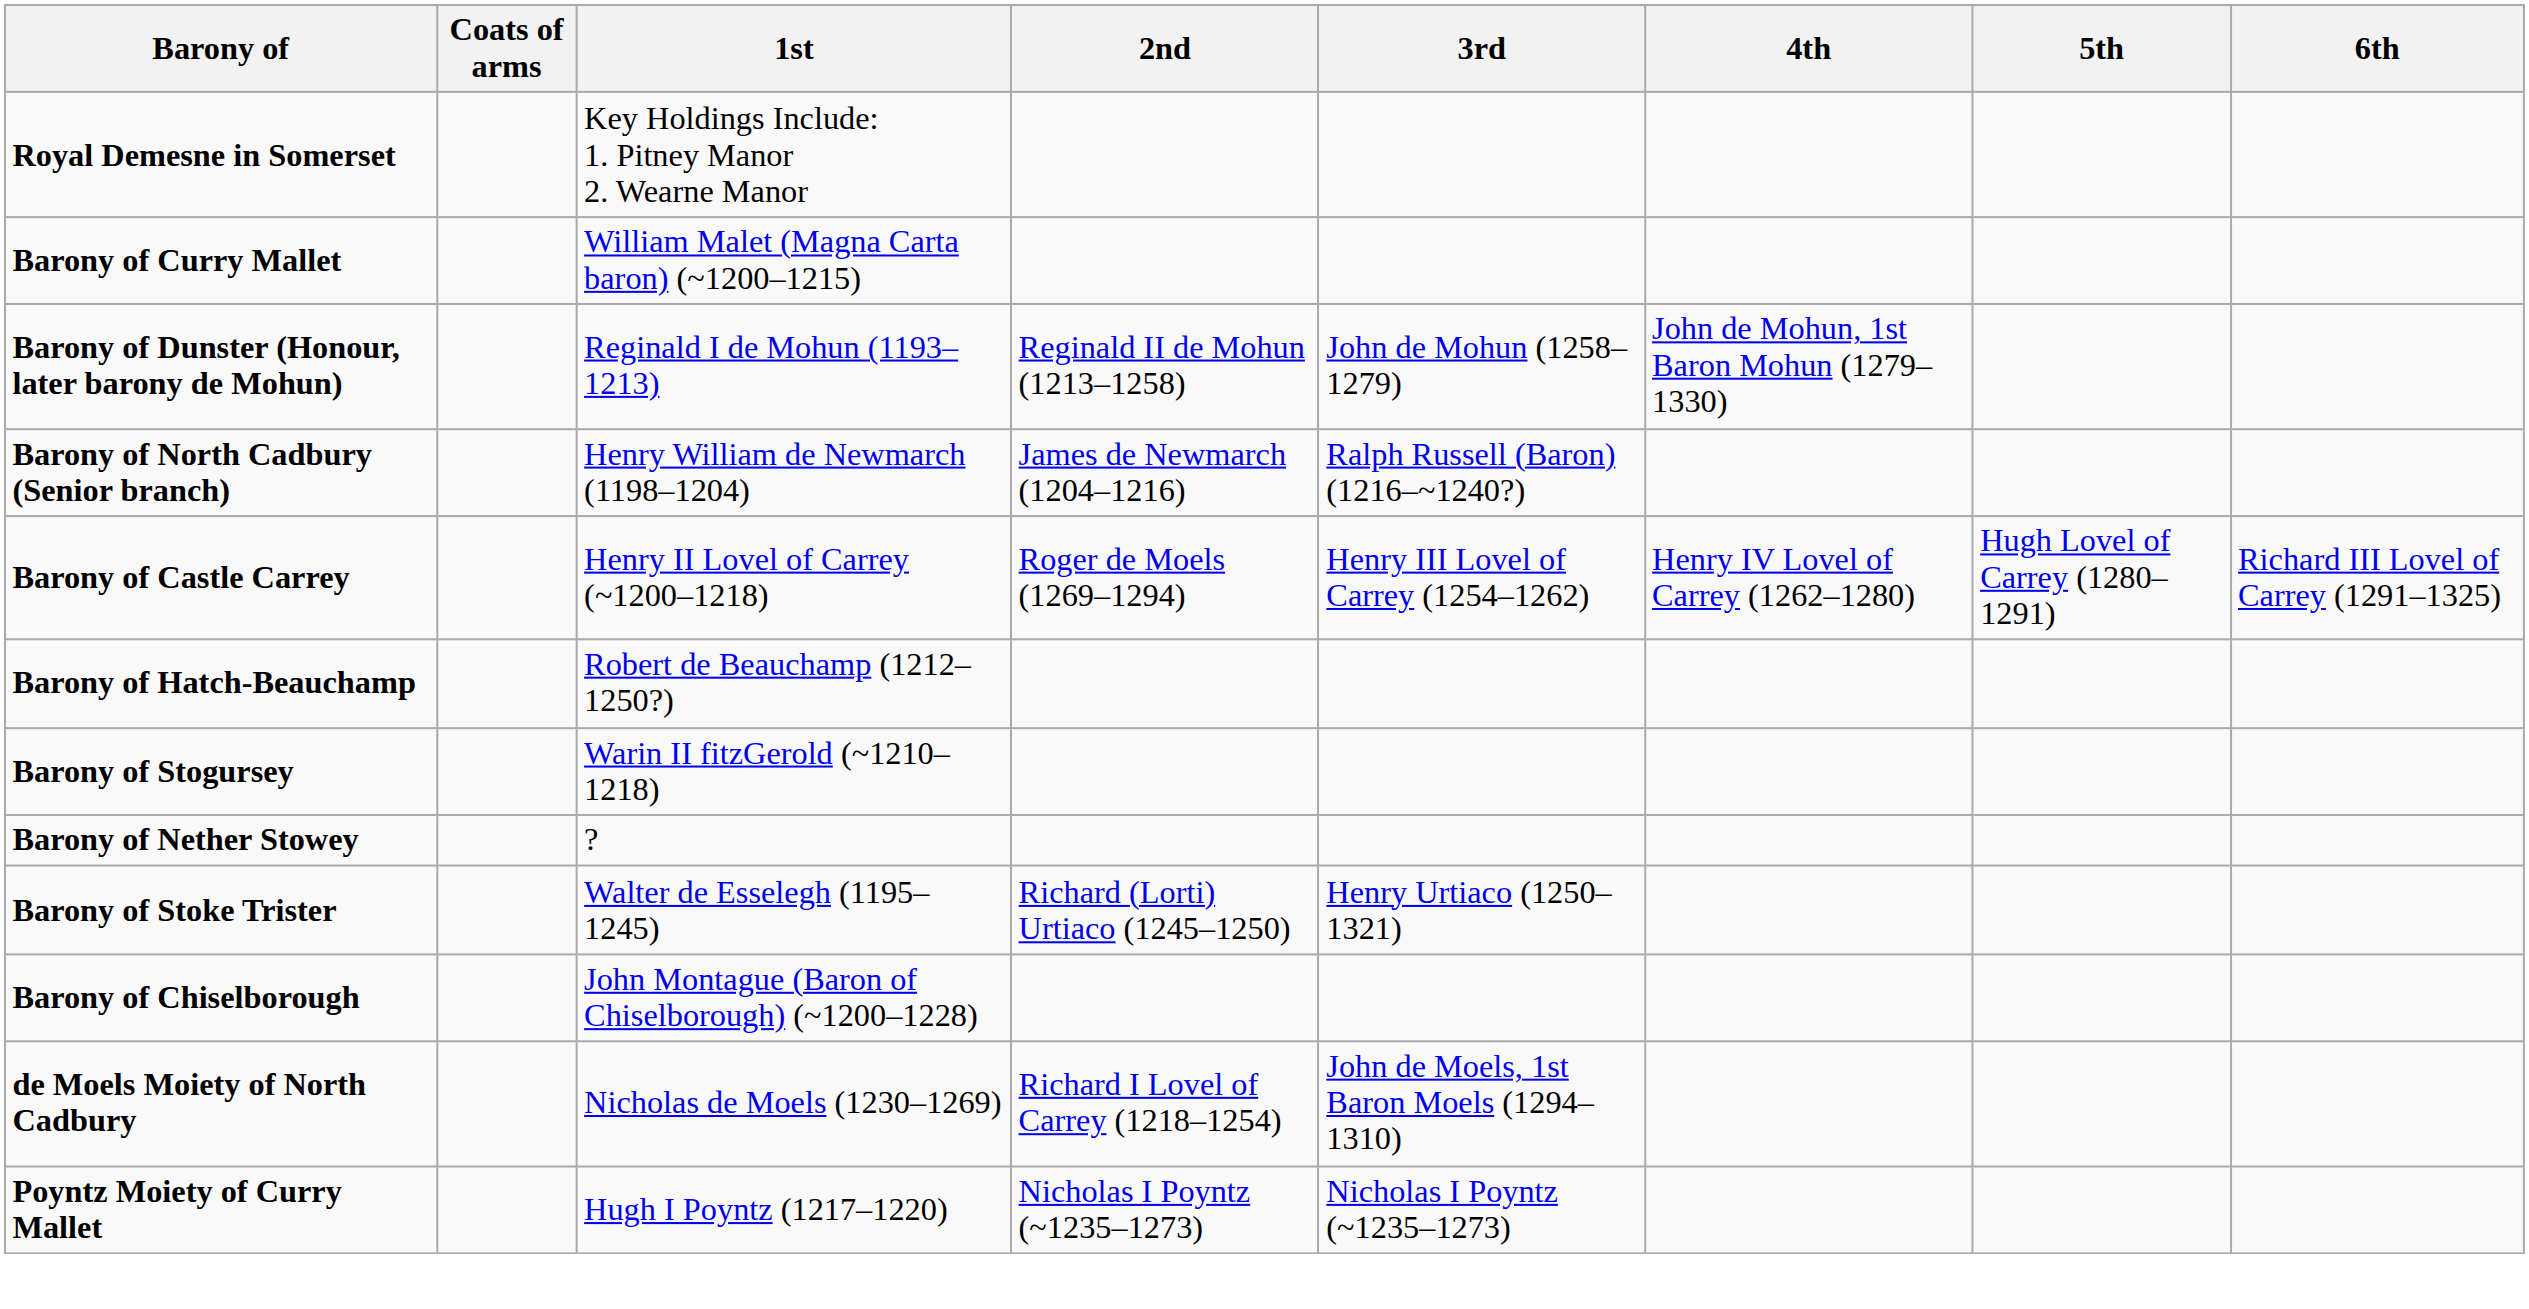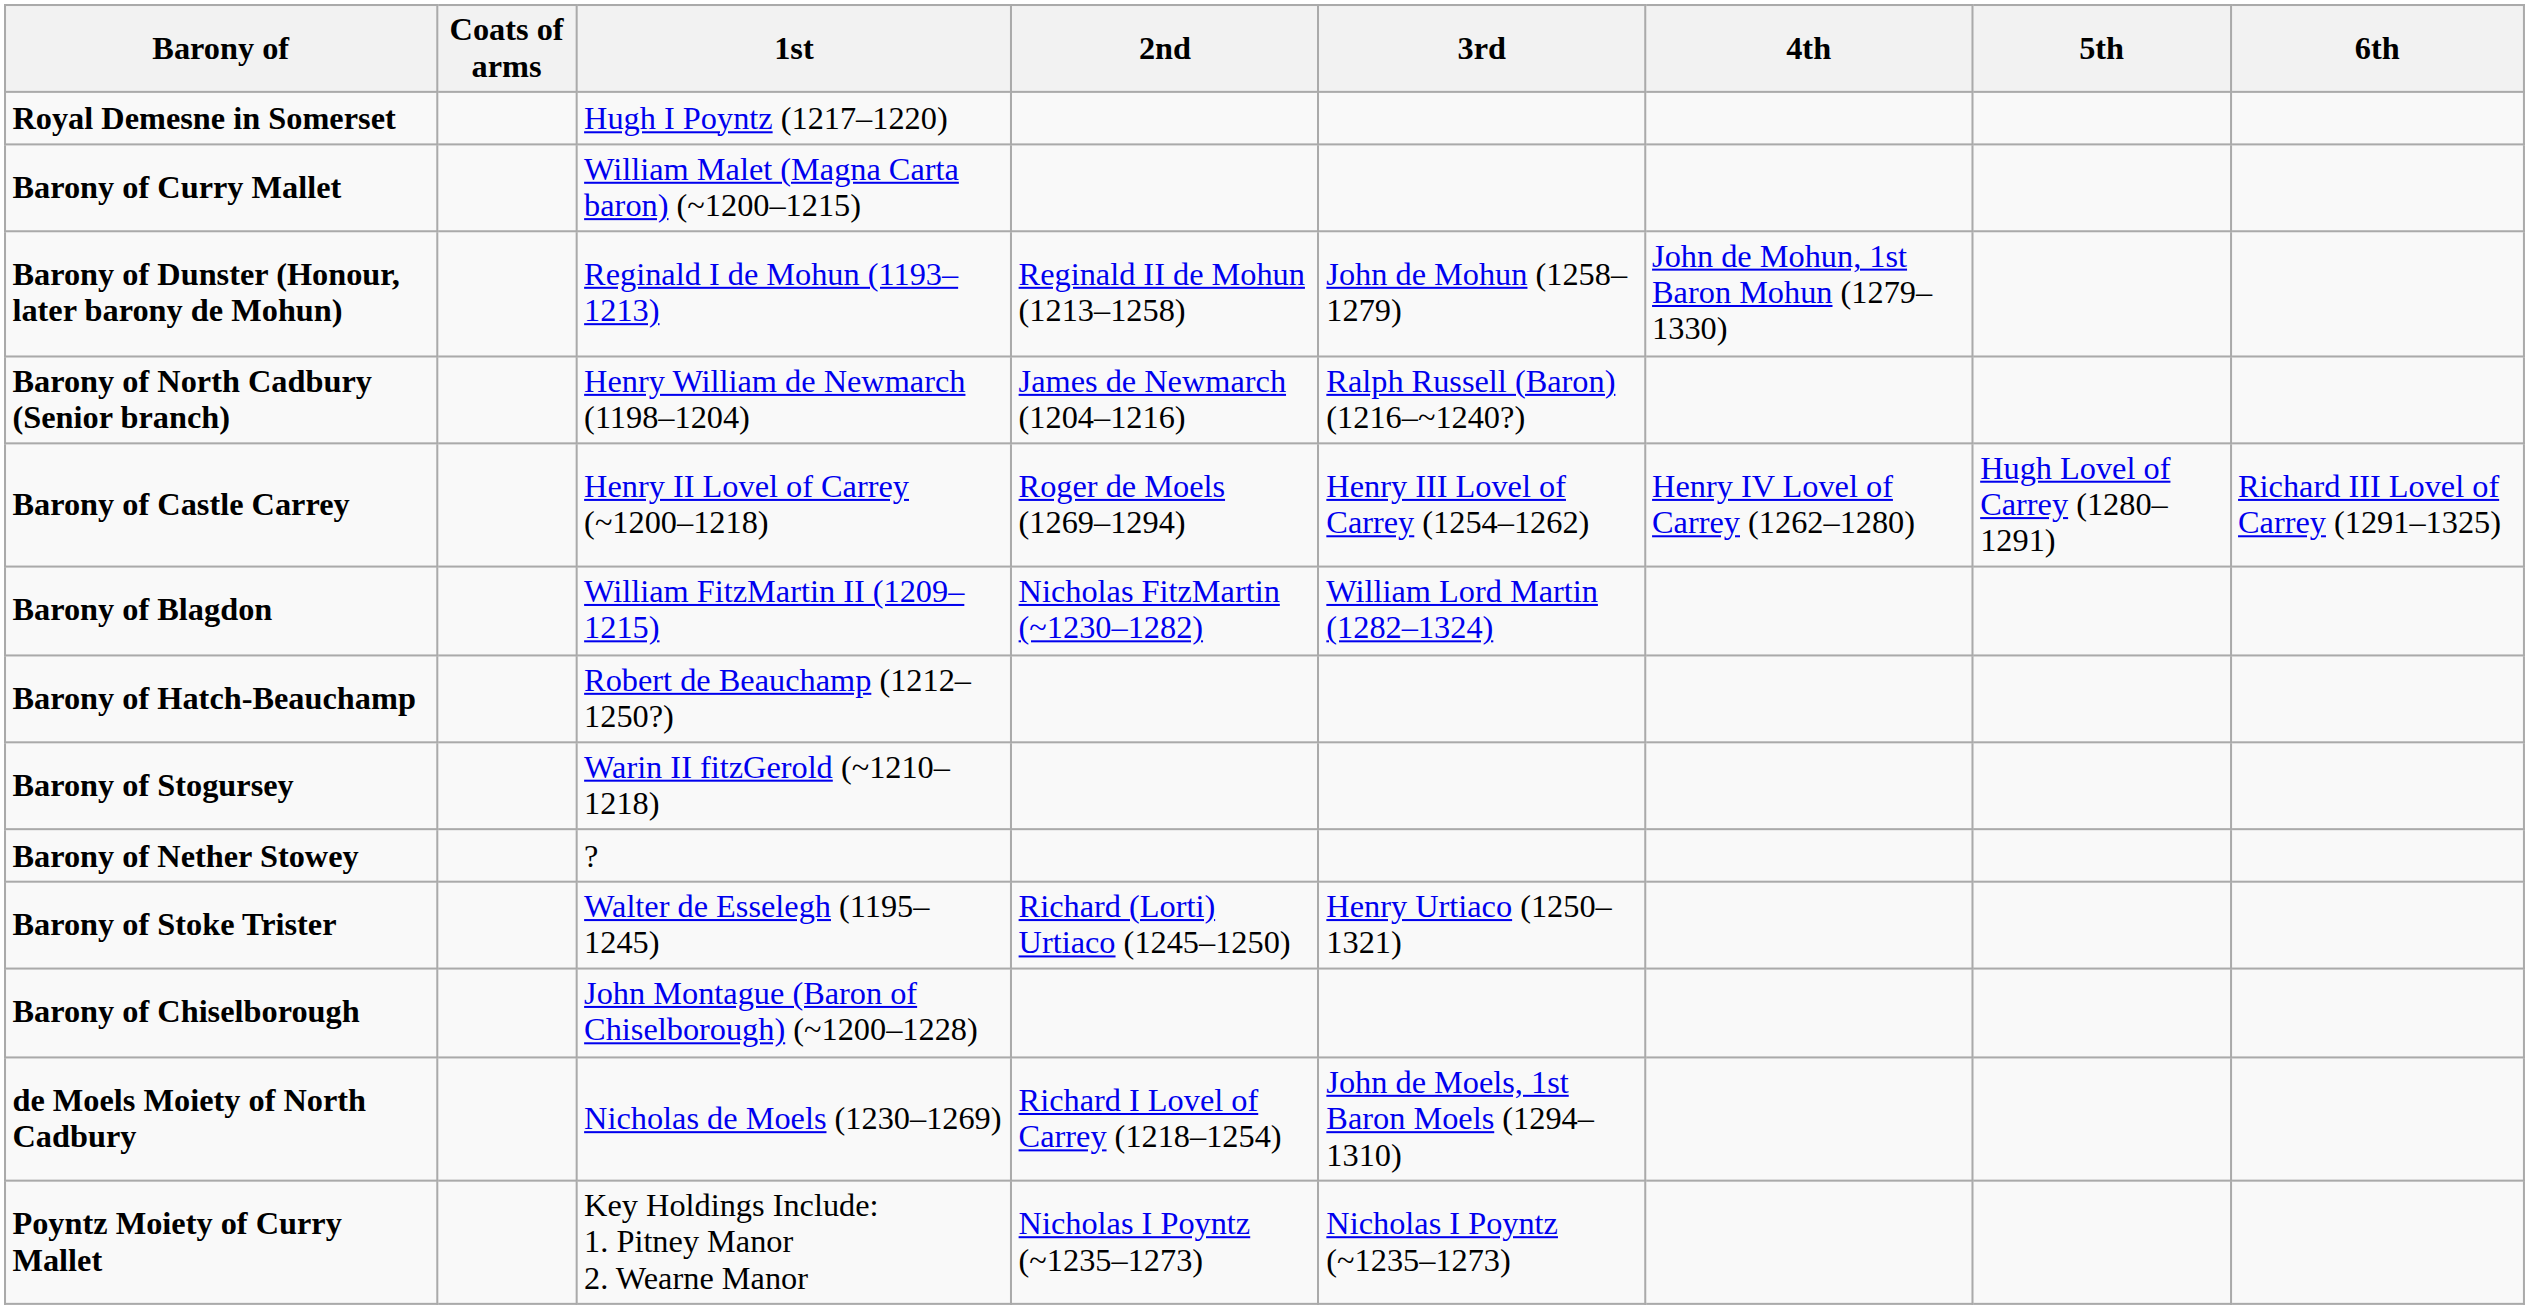(731, 154) Key Holdings Include: 1. Pitney Manor 2. Wearne Manor -> (766, 117) Hugh I Poyntz (1217–1220)
+ row: (142, 610)
(766, 1208) Hugh I Poyntz (1217–1220) -> (731, 1241) Key Holdings Include: 1. Pitney Manor 2. Wearne Manor
